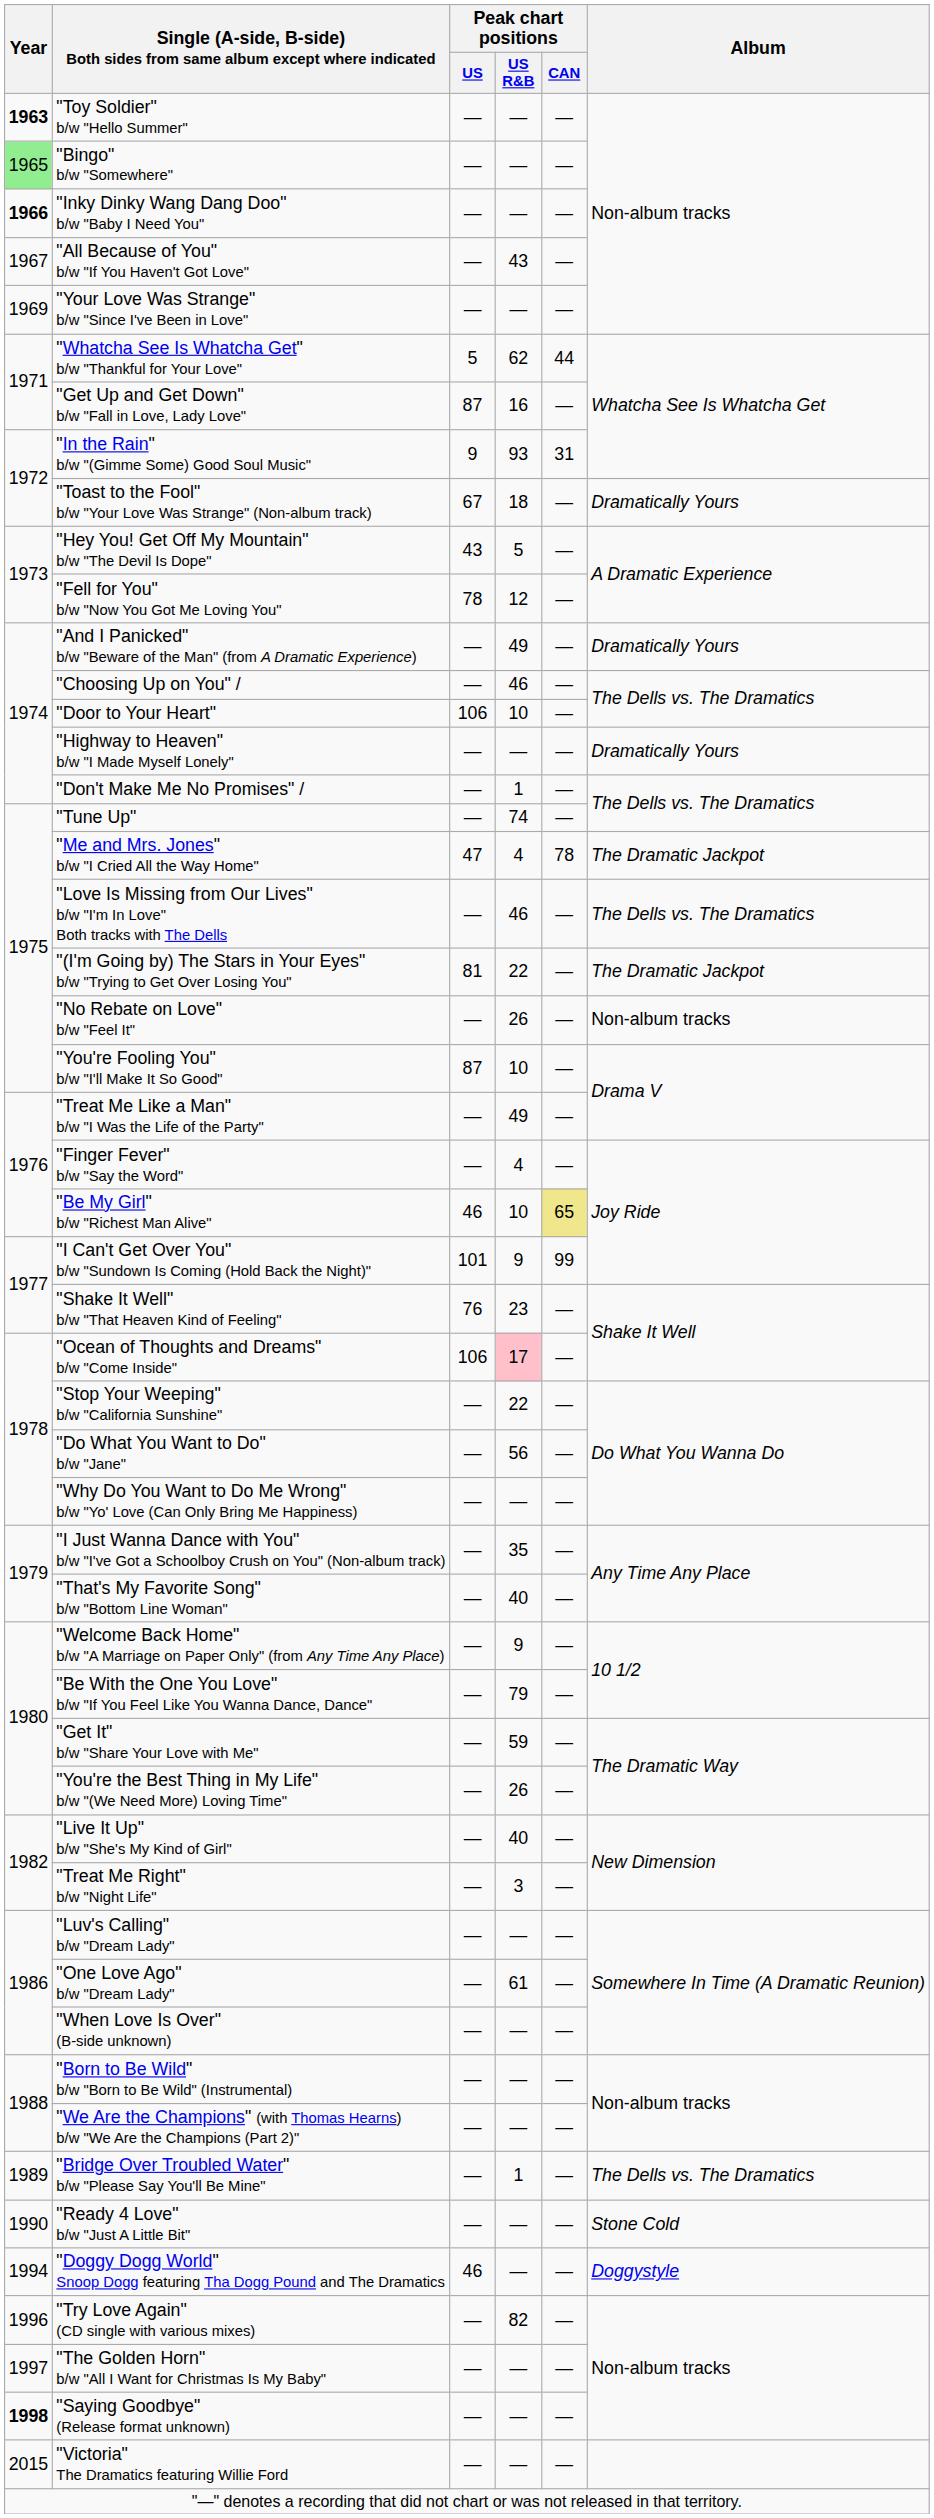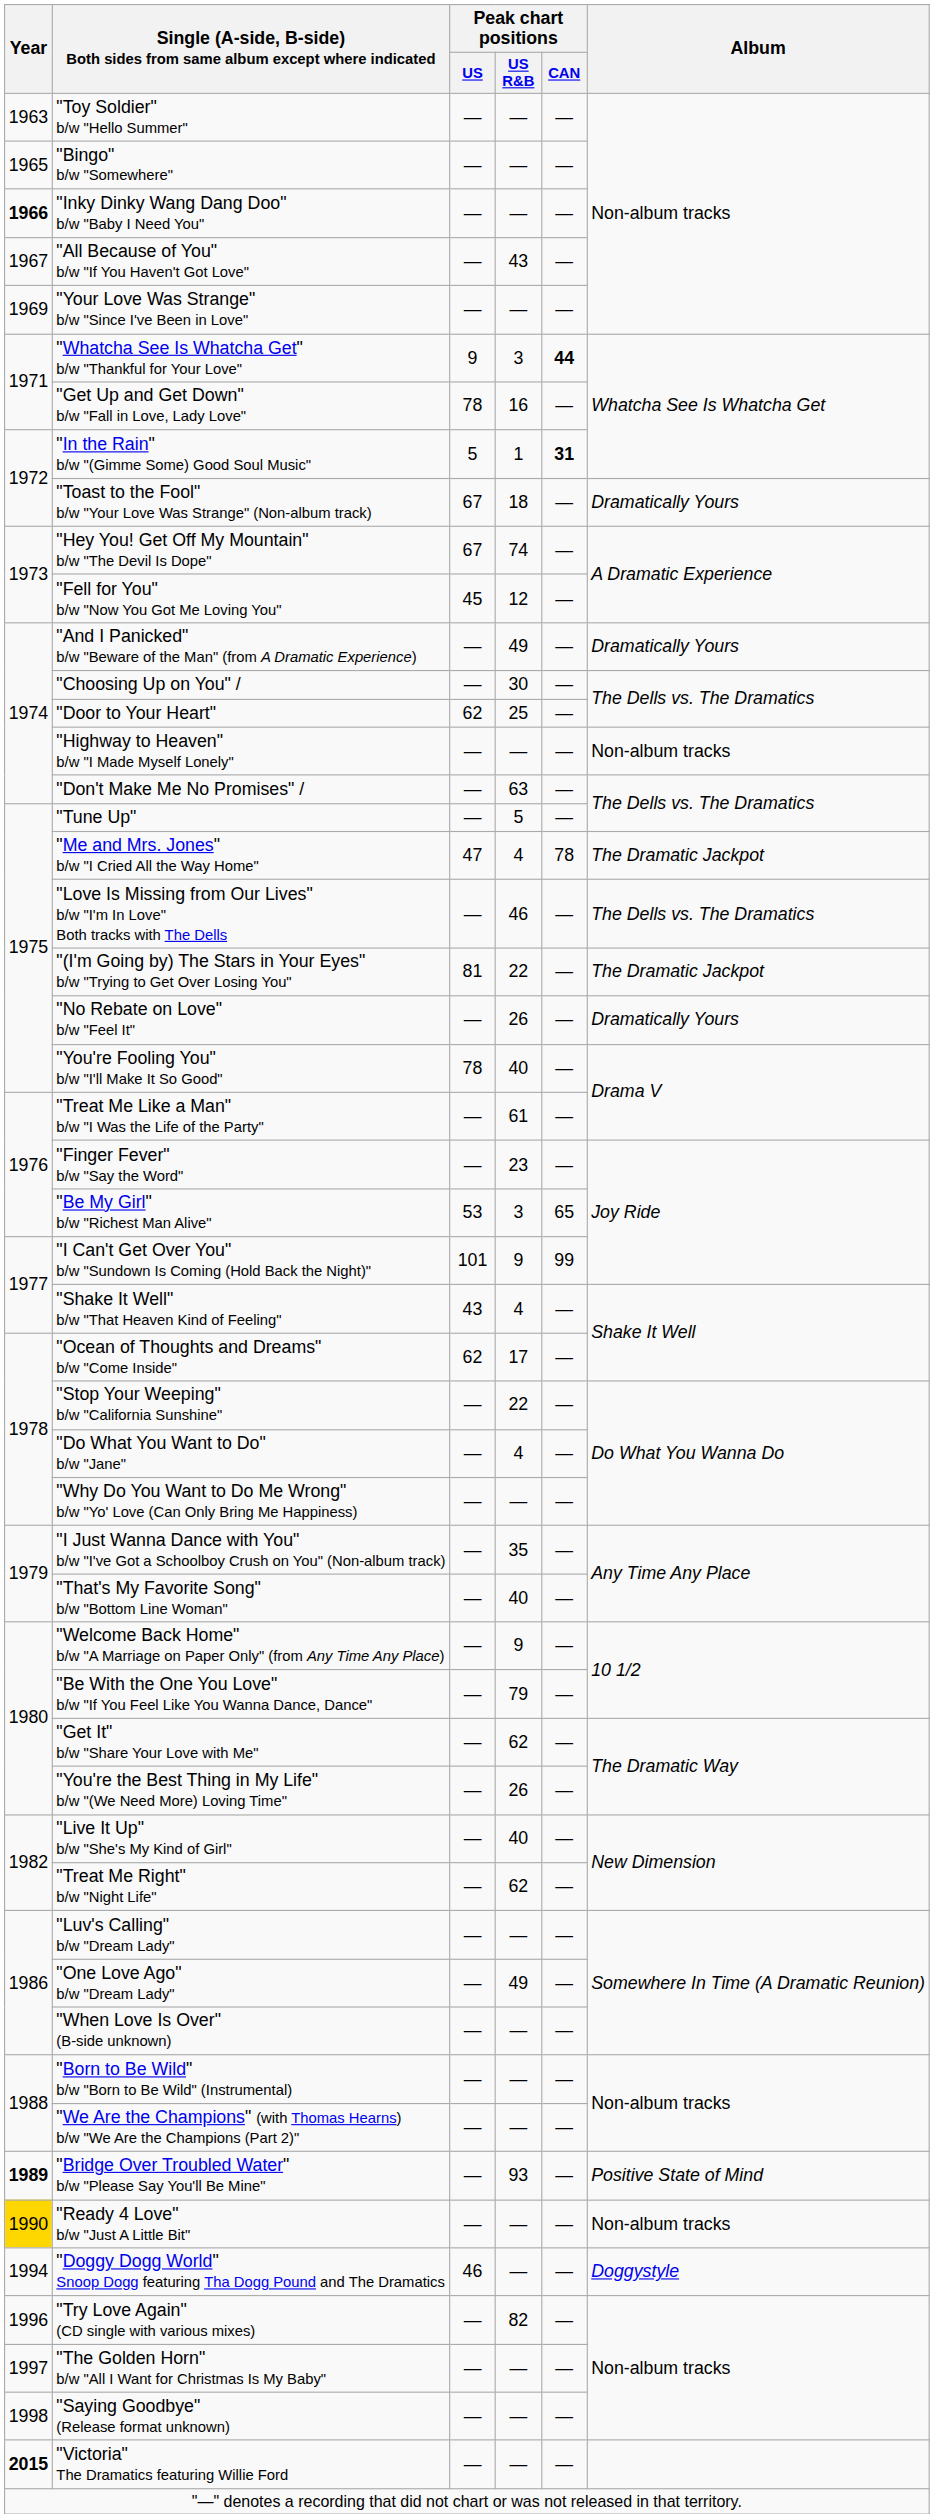(28, 117) bold -> (28, 117) normal
(28, 165) lightgreen background -> (28, 165) no background
(473, 357) 5 -> (473, 357) 9
(518, 357) 62 -> (518, 357) 3
(564, 357) normal -> (564, 357) bold
(472, 405) 87 -> (472, 405) 78
(473, 454) 9 -> (473, 454) 5
(518, 454) 93 -> (518, 454) 1
(564, 454) normal -> (564, 454) bold
(472, 550) 43 -> (472, 550) 67
(518, 550) 5 -> (518, 550) 74
(472, 598) 78 -> (472, 598) 45
(518, 684) 46 -> (518, 684) 30
(472, 712) 106 -> (472, 712) 62
(518, 712) 10 -> (518, 712) 25
(665, 751) Dramatically Yours -> (661, 751) Non-album tracks
(518, 789) 1 -> (518, 789) 63
(518, 817) 74 -> (518, 817) 5
(661, 1020) Non-album tracks -> (665, 1020) Dramatically Yours
(472, 1068) 87 -> (472, 1068) 78
(518, 1068) 10 -> (518, 1068) 40
(518, 1116) 49 -> (518, 1116) 61
(518, 1164) 4 -> (518, 1164) 23
(472, 1212) 46 -> (472, 1212) 53
(518, 1212) 10 -> (518, 1212) 3
(564, 1212) khaki background -> (564, 1212) no background
(472, 1308) 76 -> (472, 1308) 43
(518, 1308) 23 -> (518, 1308) 4
(472, 1357) 106 -> (472, 1357) 62
(518, 1357) pink background -> (518, 1357) no background
(518, 1453) 56 -> (518, 1453) 4
(518, 1742) 59 -> (518, 1742) 62
(518, 1886) 3 -> (518, 1886) 62
(518, 1982) 61 -> (518, 1982) 49
(28, 2175) normal -> (28, 2175) bold
(518, 2175) 1 -> (518, 2175) 93
(703, 2175) The Dells vs. The Dramatics -> (677, 2175) Positive State of Mind
(28, 2223) no background -> (28, 2223) gold background
(635, 2223) Stone Cold -> (661, 2223) Non-album tracks
(28, 2416) bold -> (28, 2416) normal
(28, 2464) normal -> (28, 2464) bold
